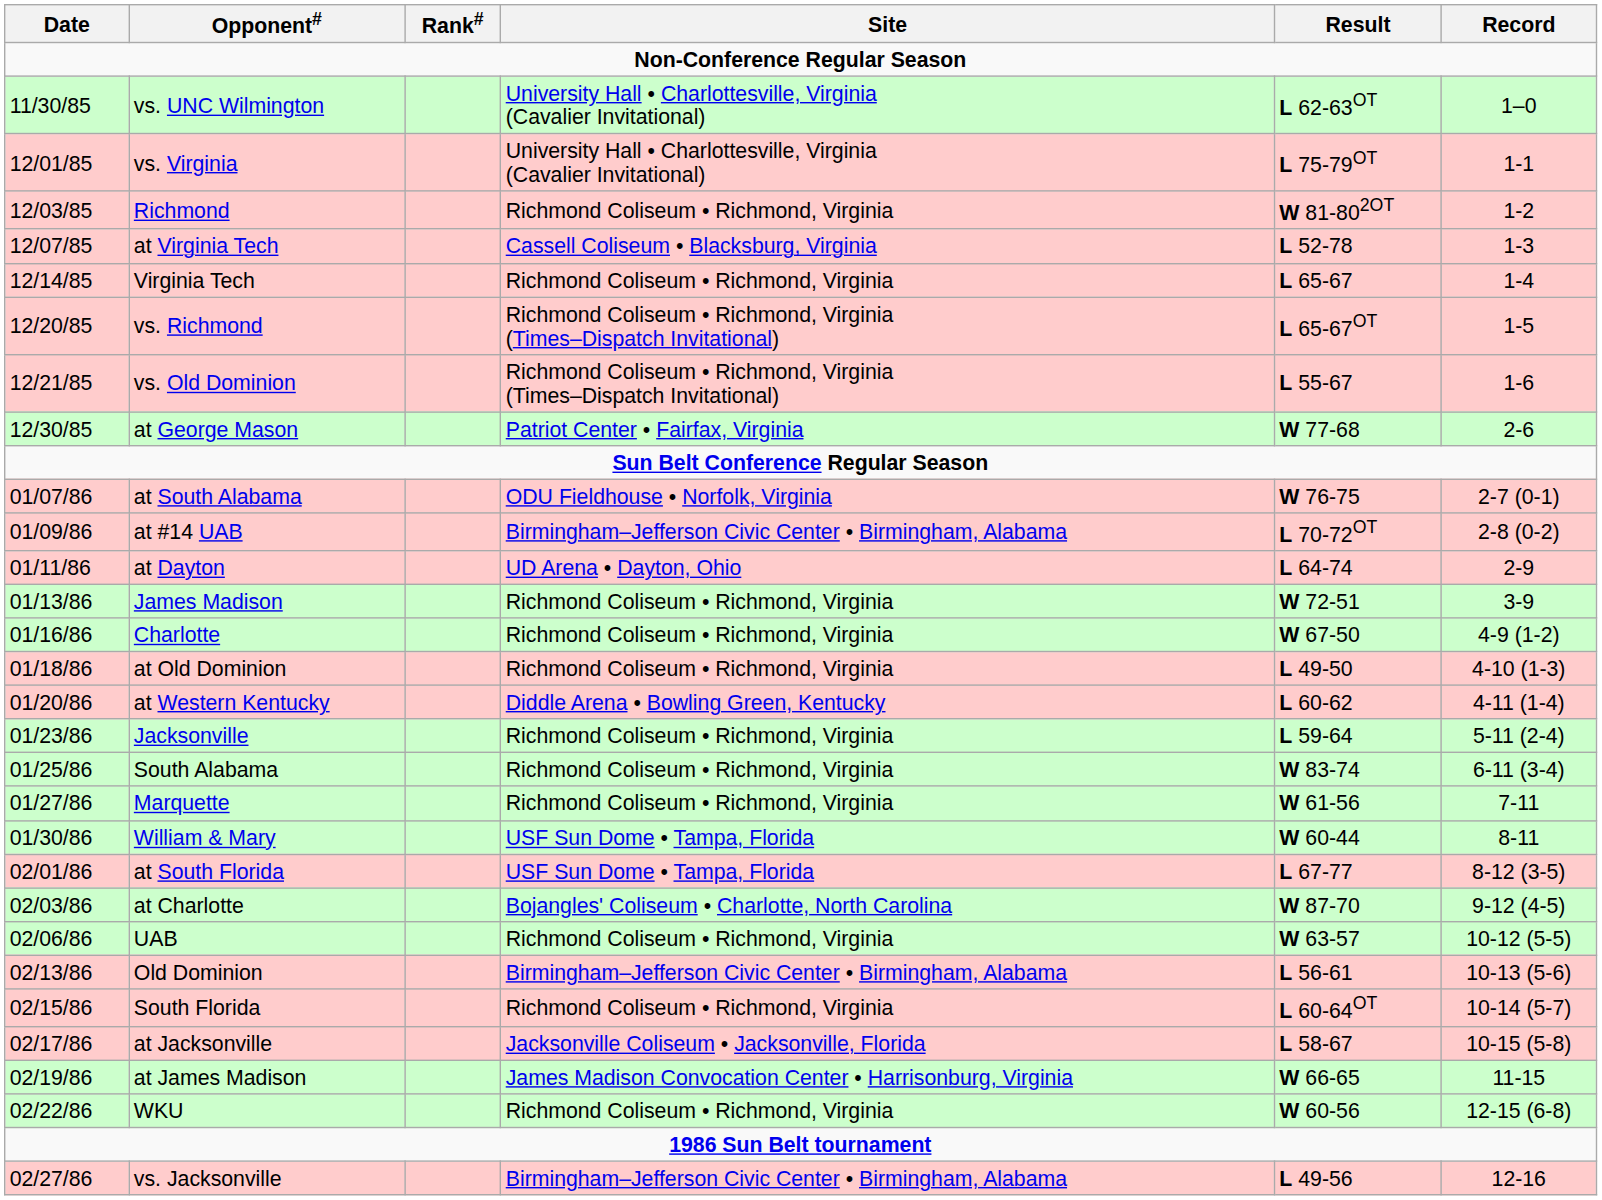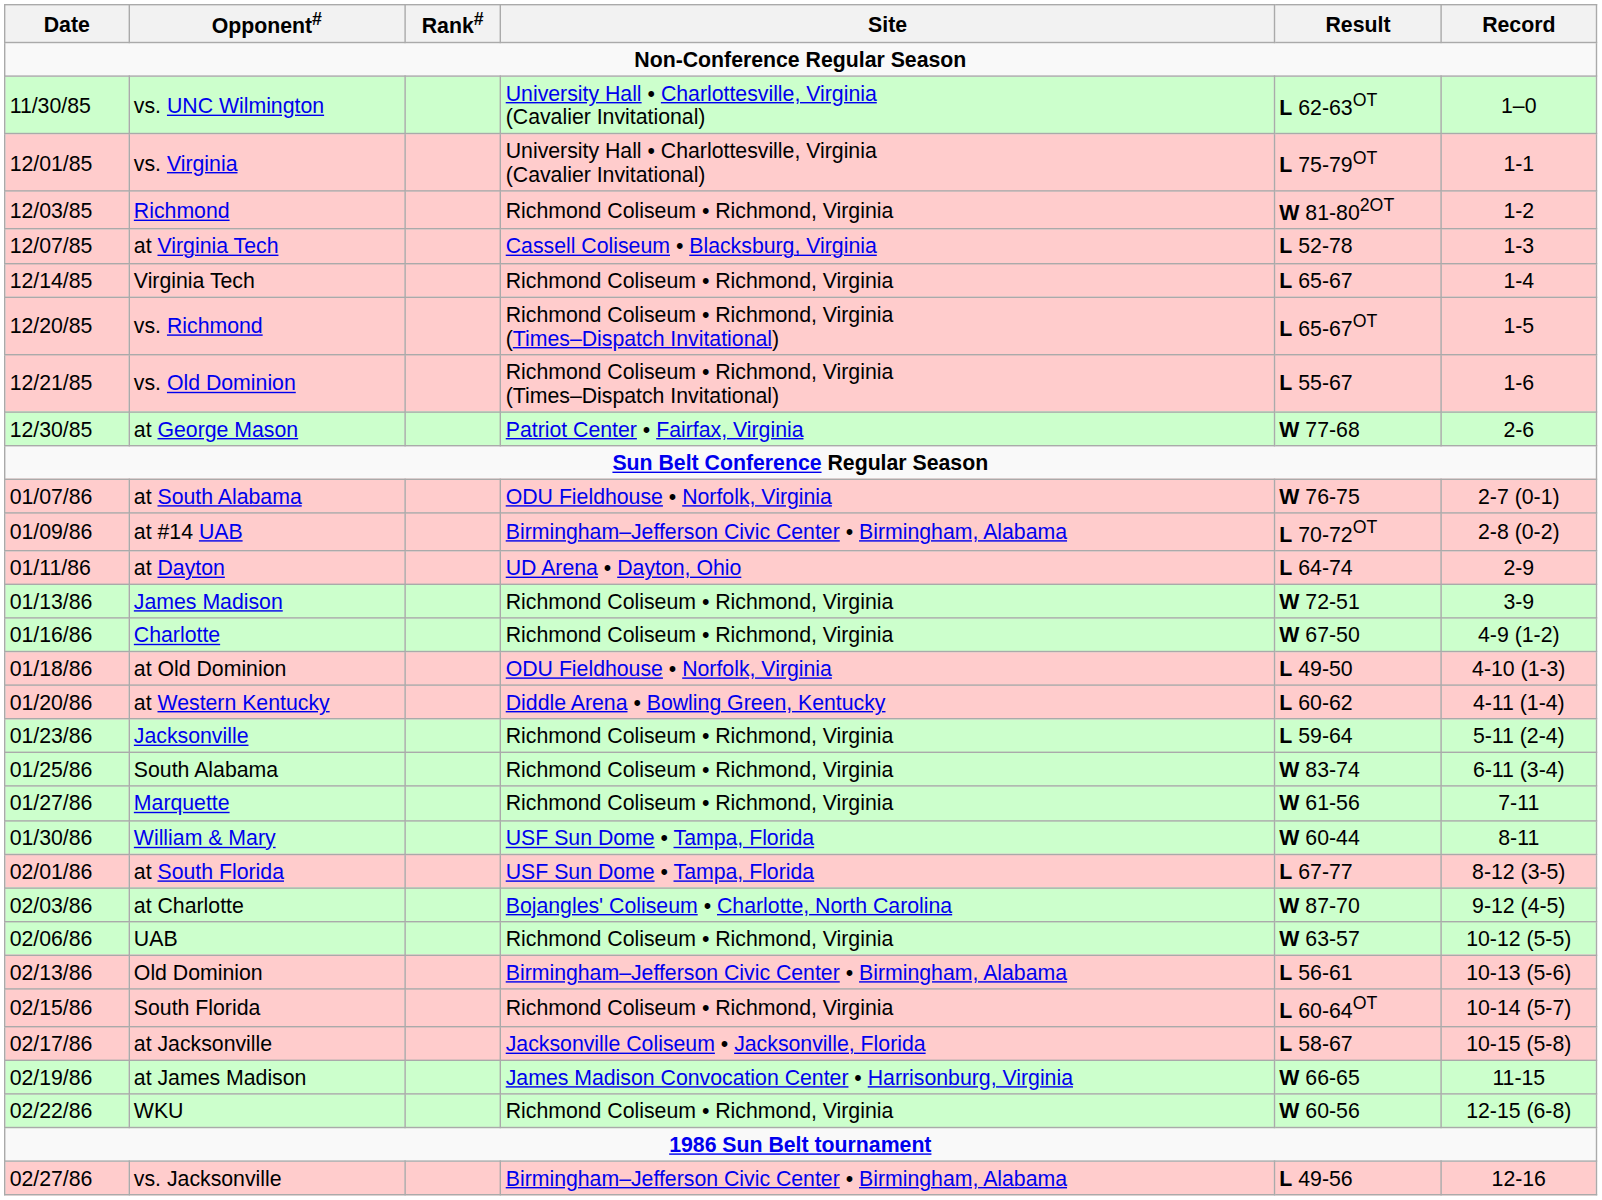(700, 669) Richmond Coliseum • Richmond, Virginia -> (669, 669) ODU Fieldhouse • Norfolk, Virginia
